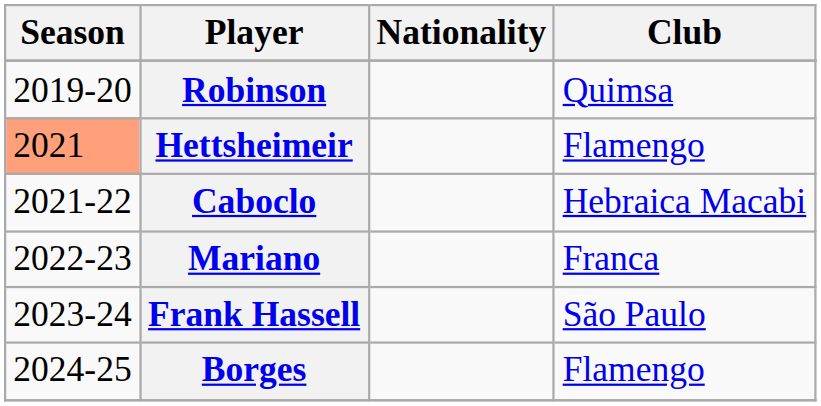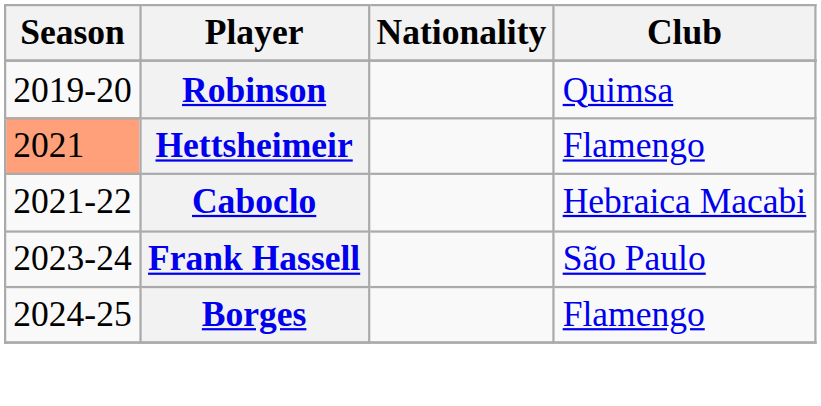- row: (254, 257)
